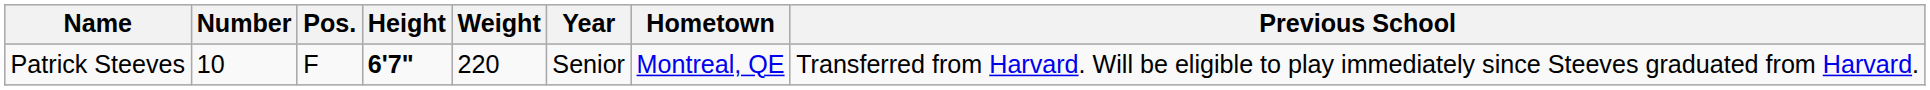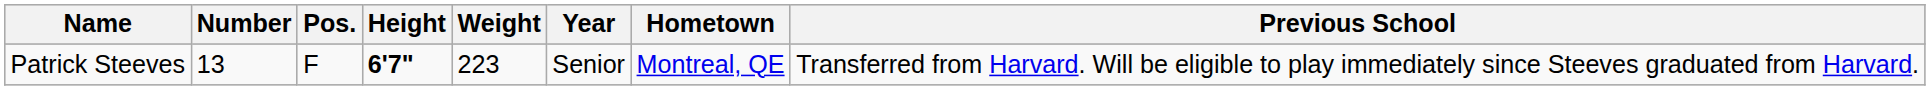(211, 64) 10 -> (211, 64) 13
(478, 64) 220 -> (478, 64) 223
